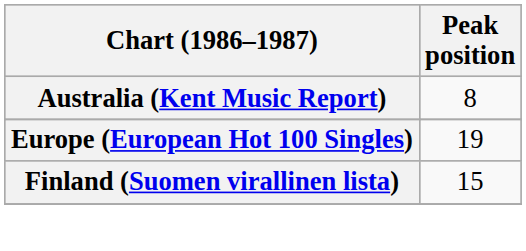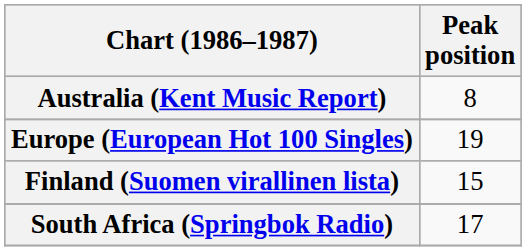+ row: (212, 223)
